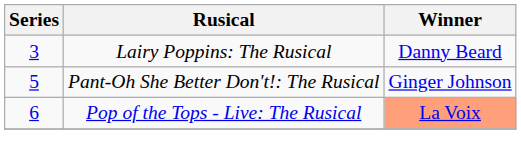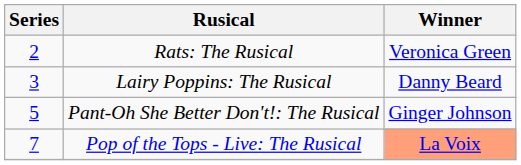+ row: (224, 50)
(34, 112) 6 -> (34, 143) 7
